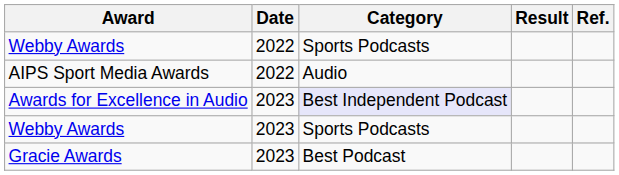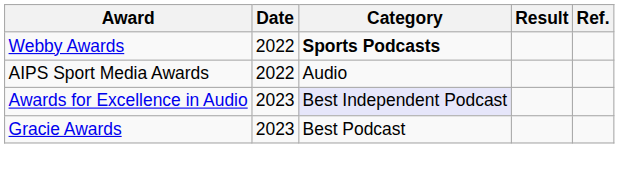(366, 45) normal -> (371, 45) bold
- row: (66, 128)
